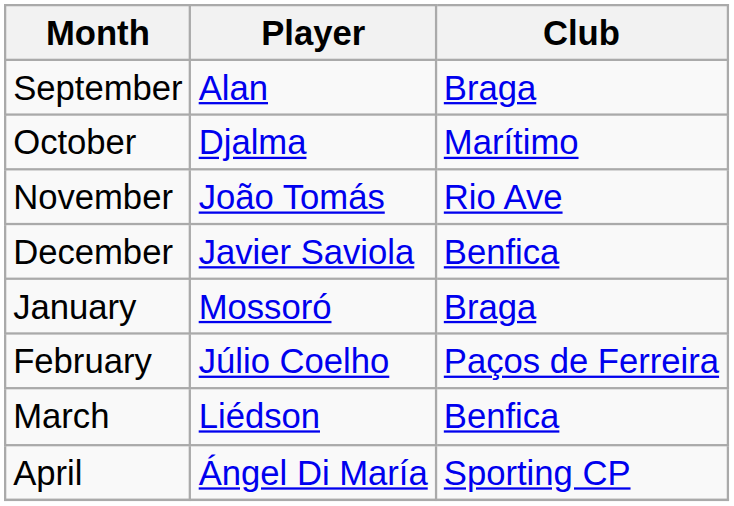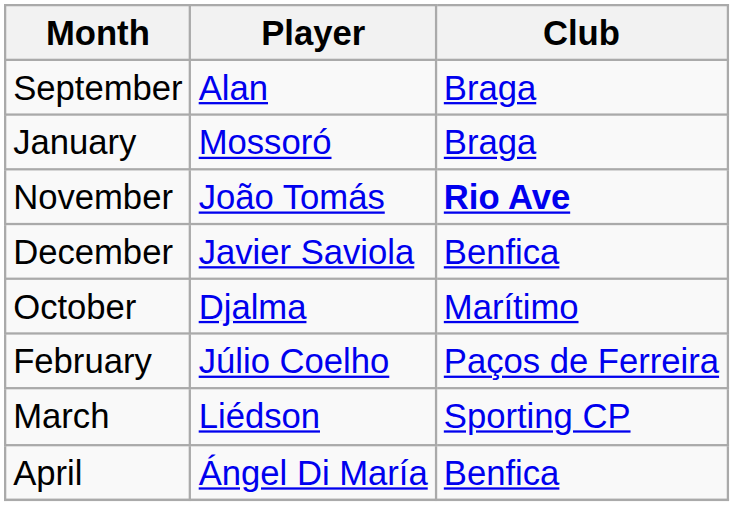rows swapped: (75, 142) <-> (75, 307)
(503, 197) normal -> (507, 197) bold
(502, 417) Benfica -> (537, 417) Sporting CP
(537, 472) Sporting CP -> (502, 472) Benfica
